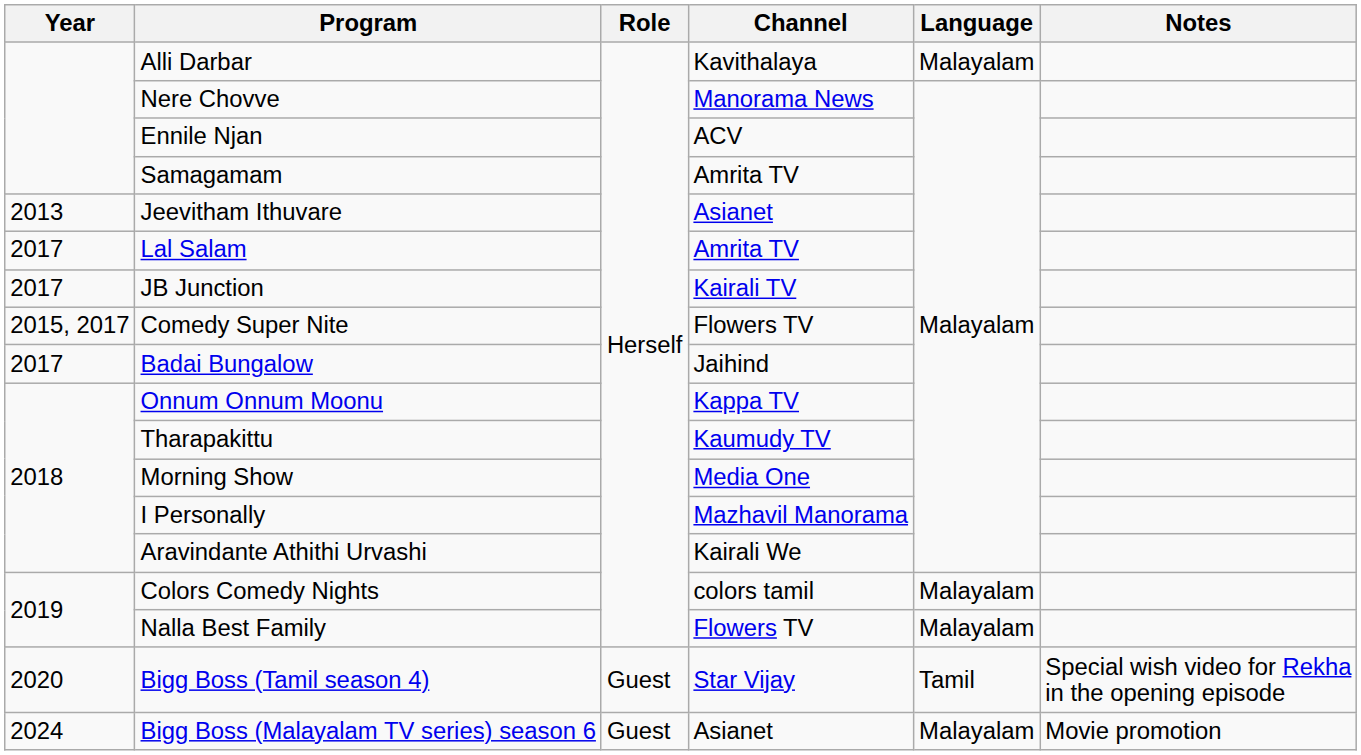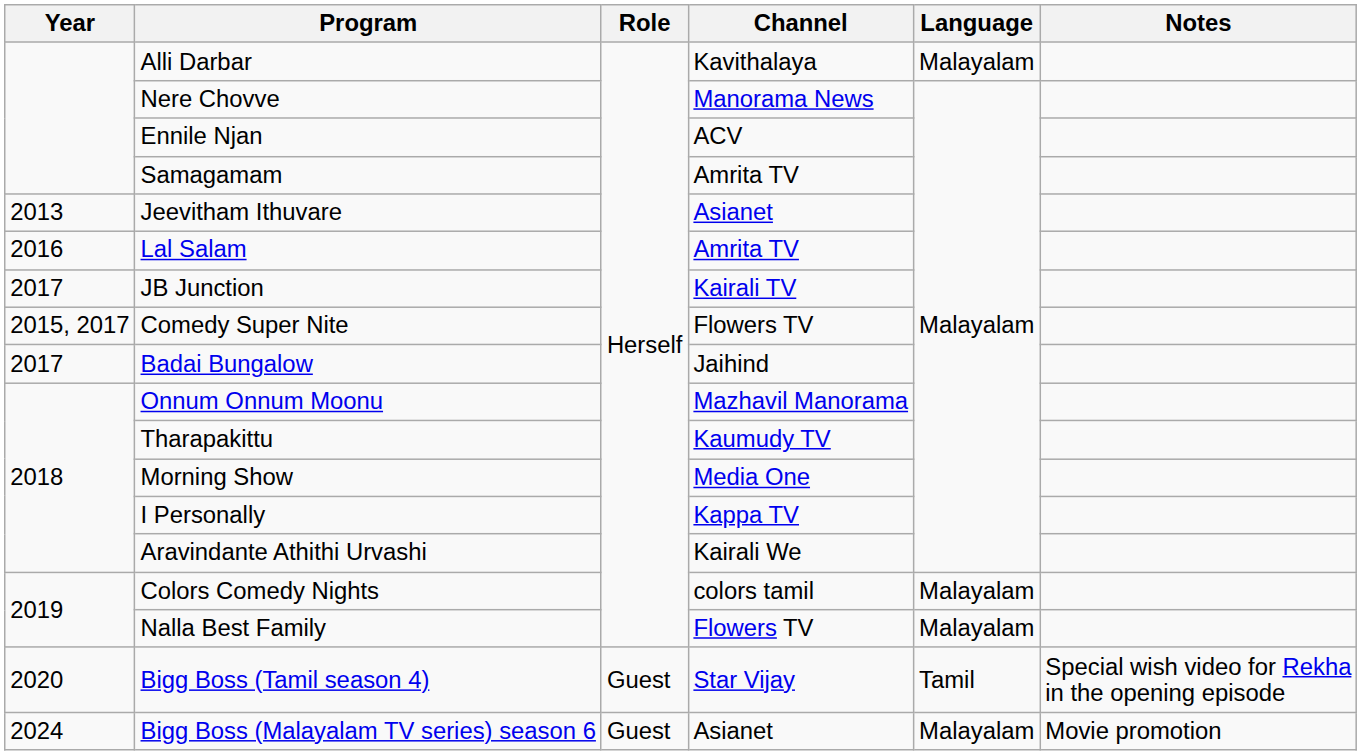(37, 250) 2017 -> (37, 250) 2016
(746, 401) Kappa TV -> (801, 401) Mazhavil Manorama
(801, 514) Mazhavil Manorama -> (746, 514) Kappa TV
